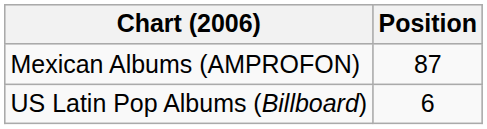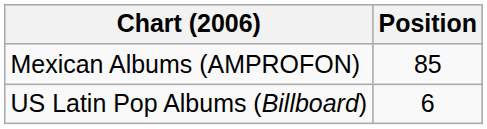(428, 63) 87 -> (428, 63) 85
